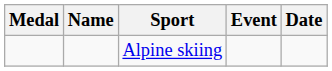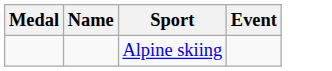- column: (304, 20)
